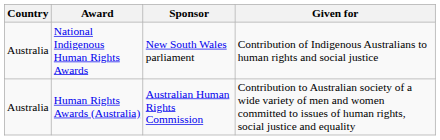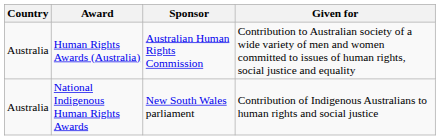rows swapped: (97, 107) <-> (87, 50)
